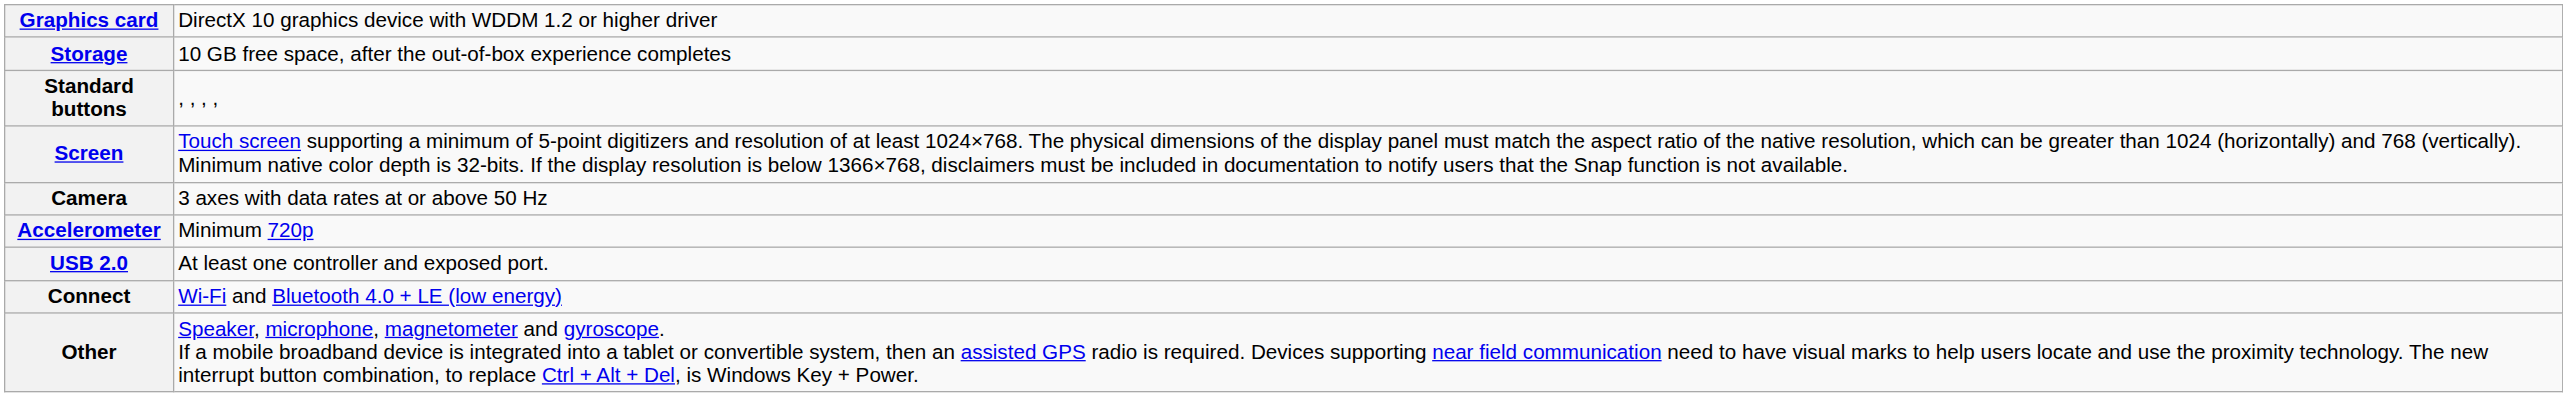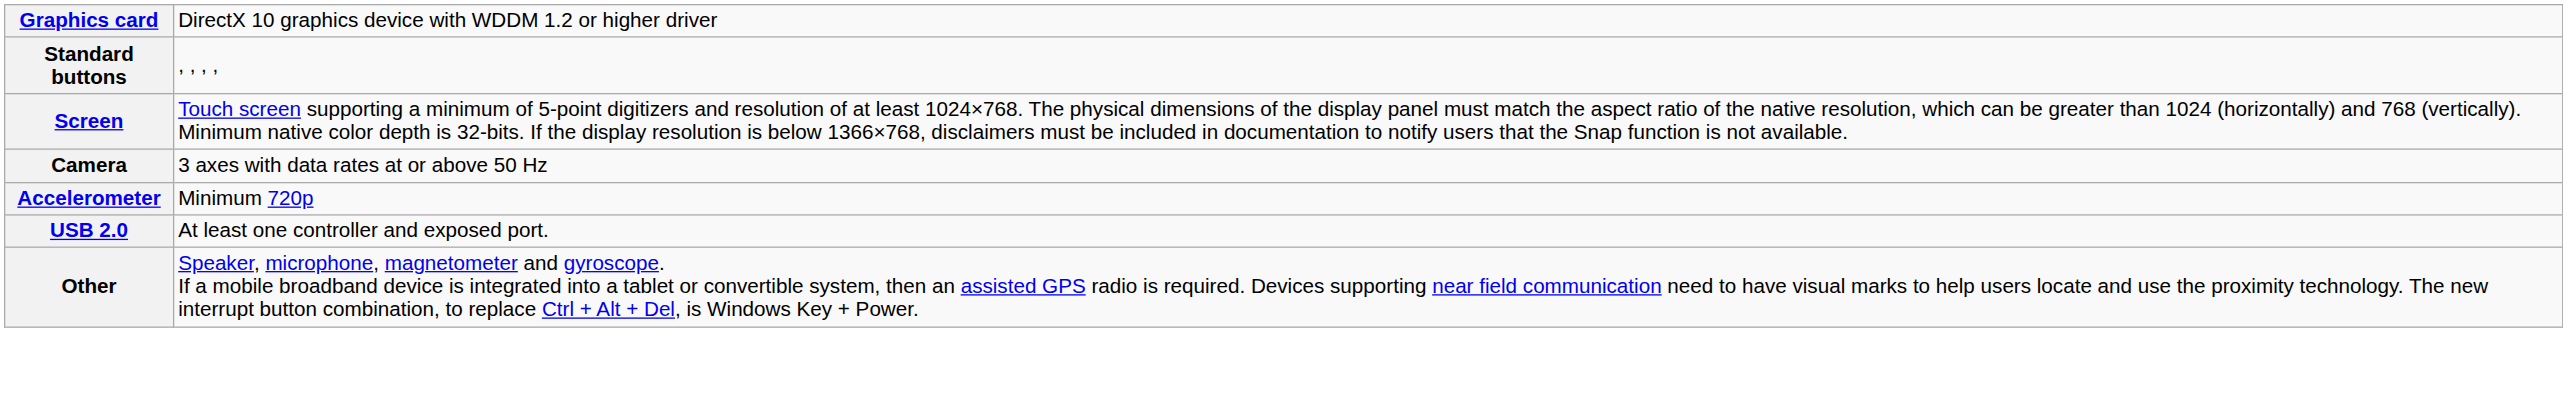- row: (89, 53)
- row: (89, 296)
